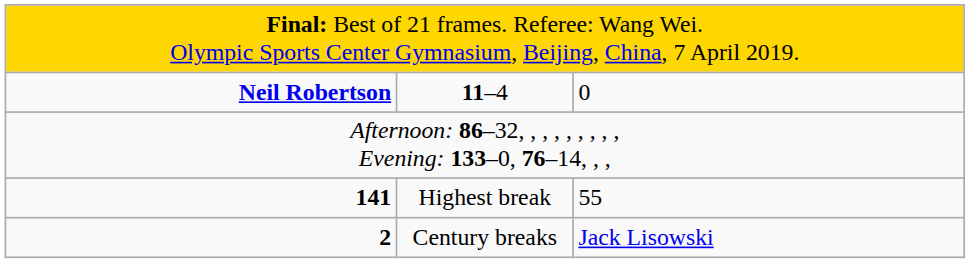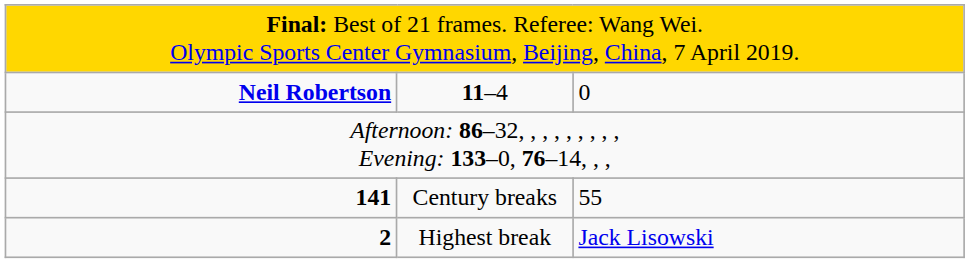(485, 198) Highest break -> (485, 198) Century breaks
(485, 237) Century breaks -> (485, 237) Highest break
